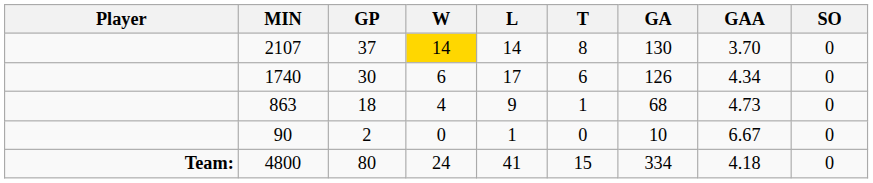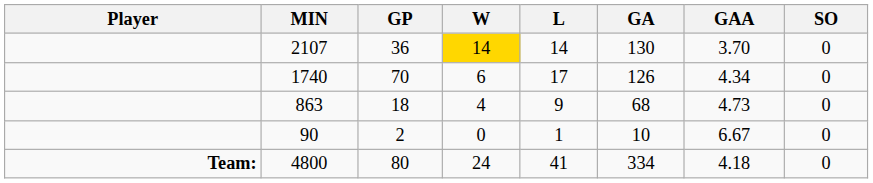- column: (583, 18)
(367, 47) 37 -> (400, 47) 36
(367, 76) 30 -> (400, 76) 70
